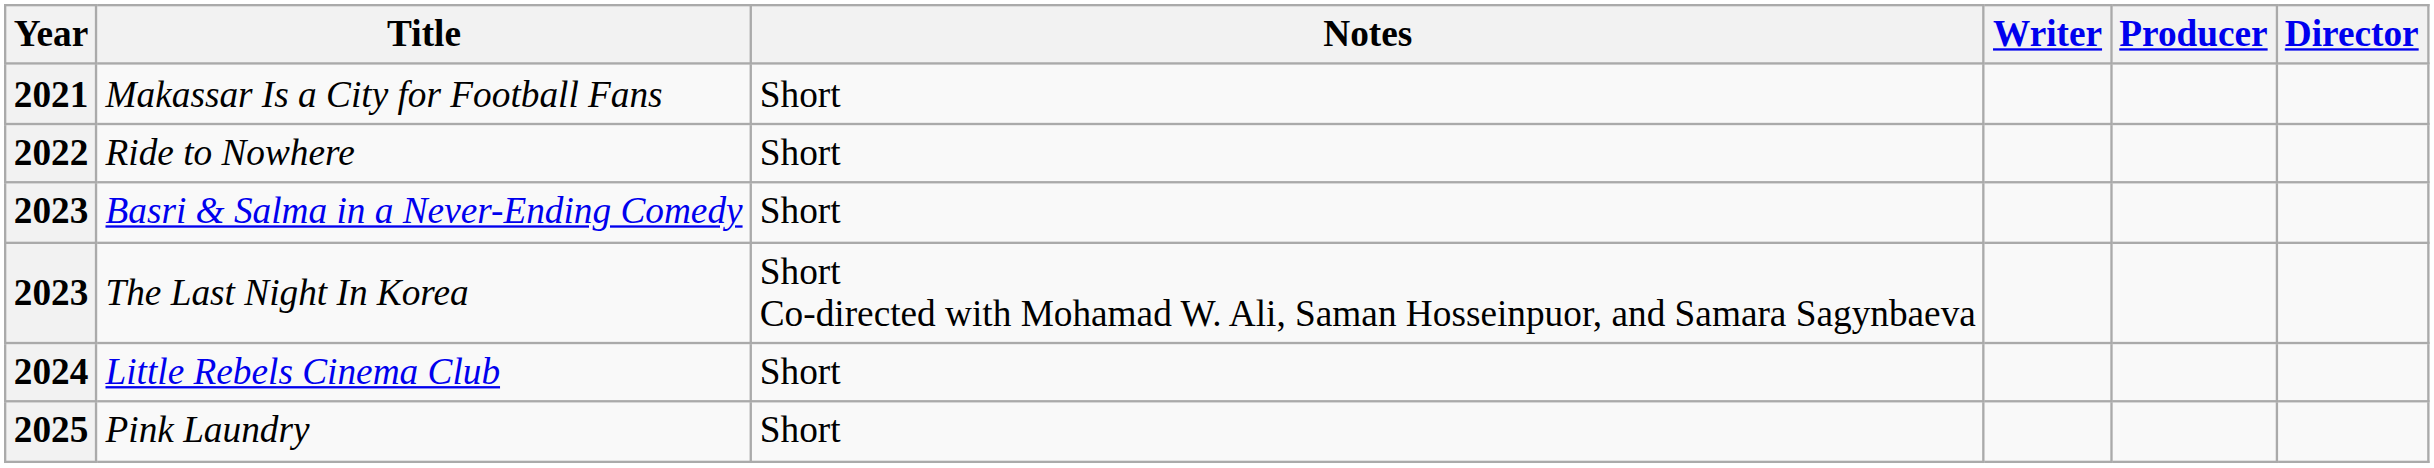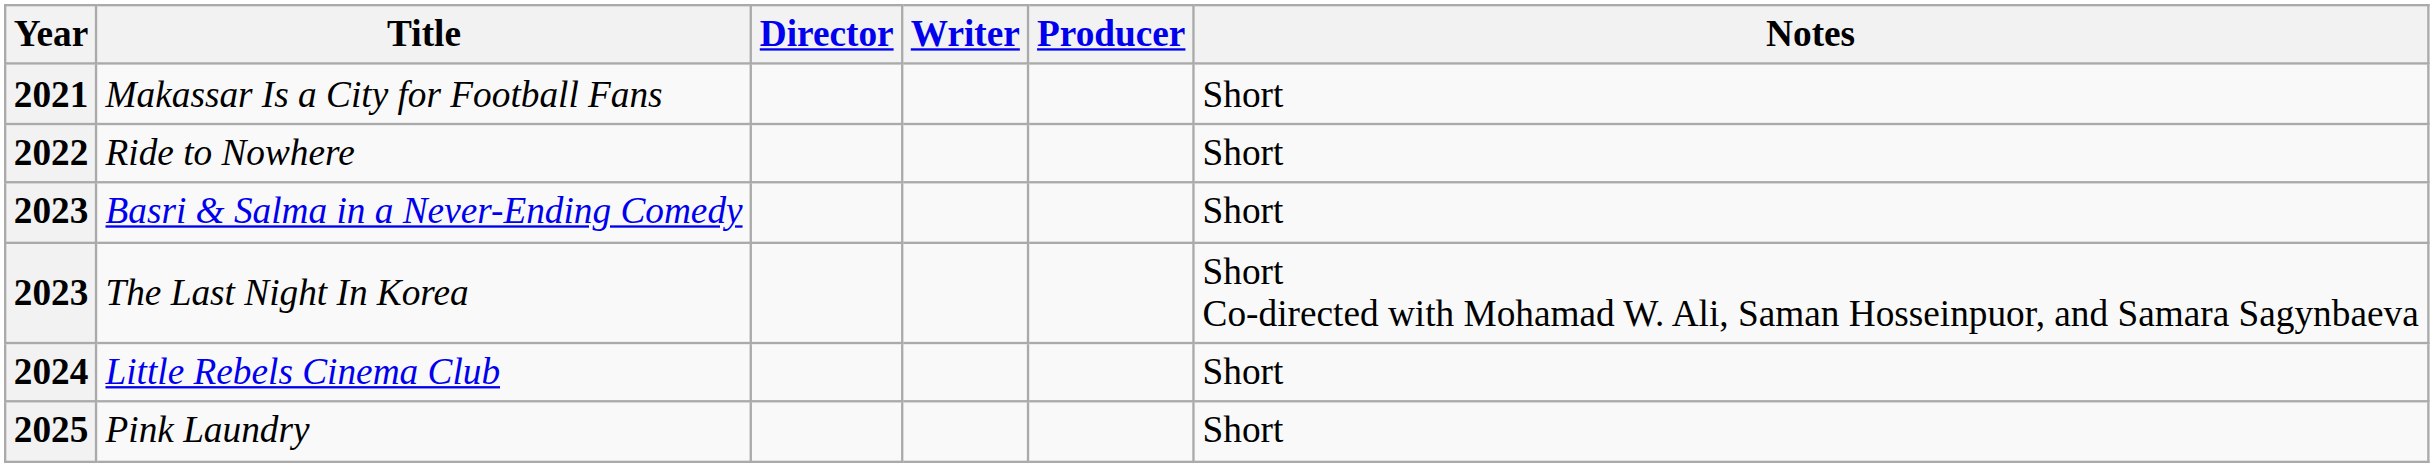columns swapped: (2352, 34) <-> (1368, 34)
